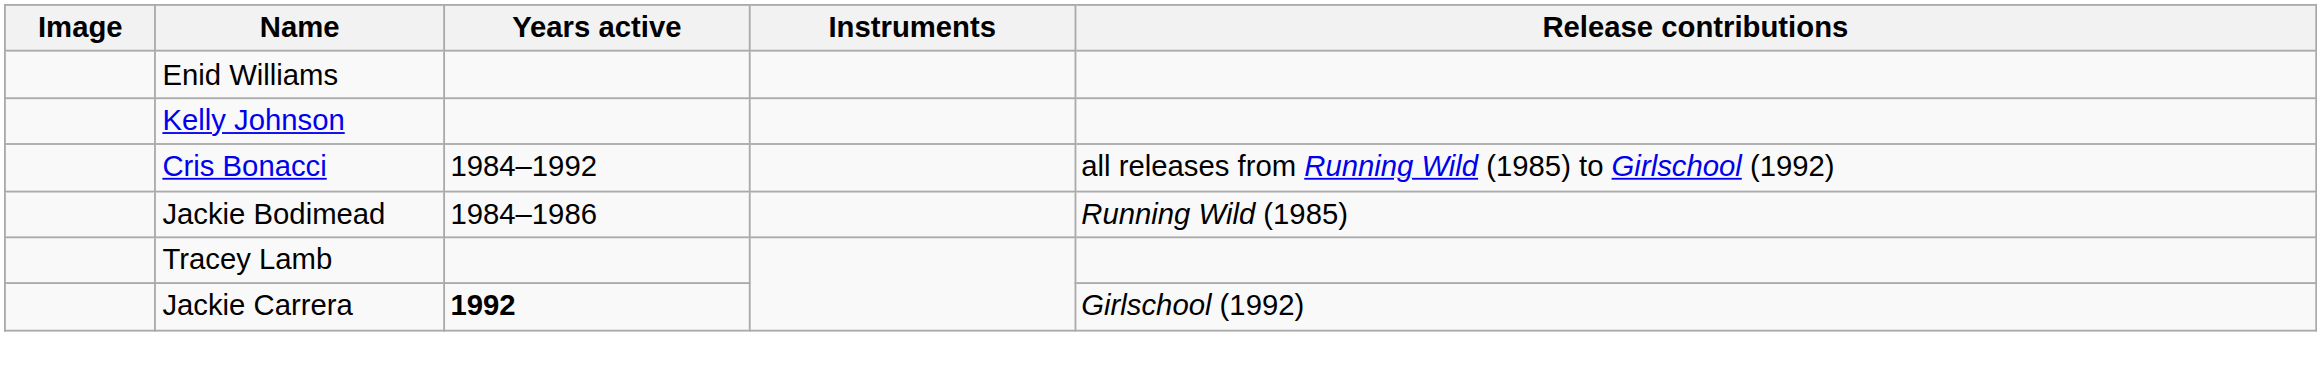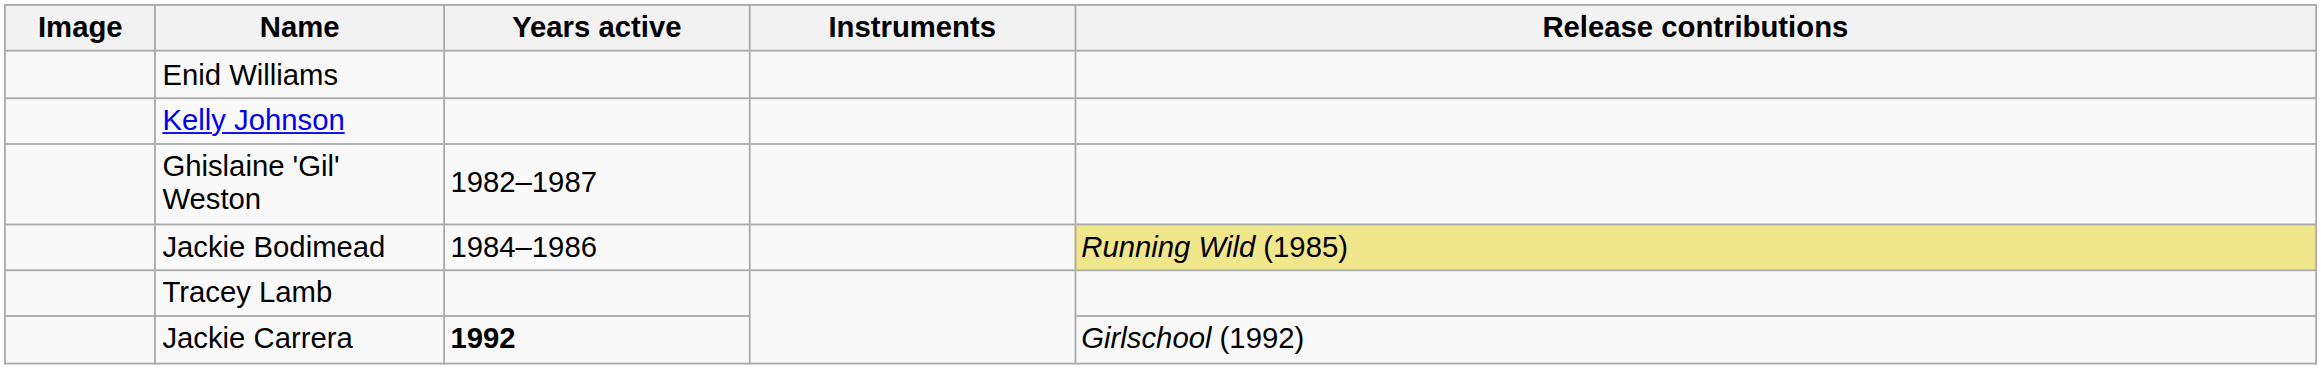+ row: (251, 183)
- row: (245, 167)
(1215, 213) no background -> (1215, 246) khaki background
